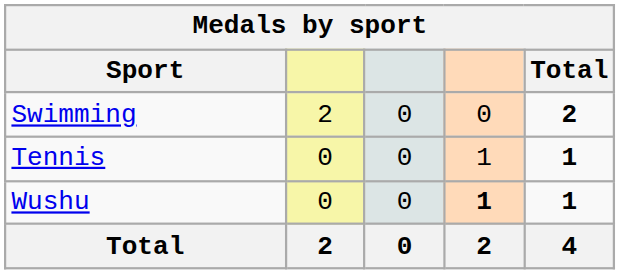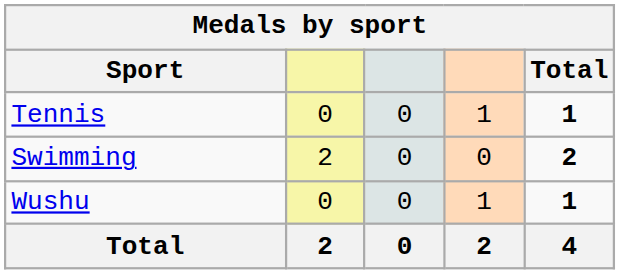rows swapped: (74, 114) <-> (58, 158)
(484, 202) bold -> (484, 202) normal
